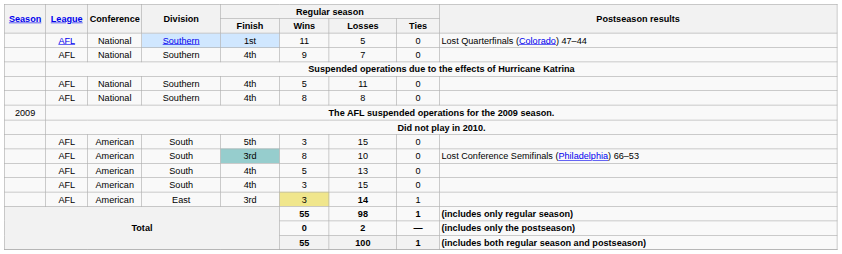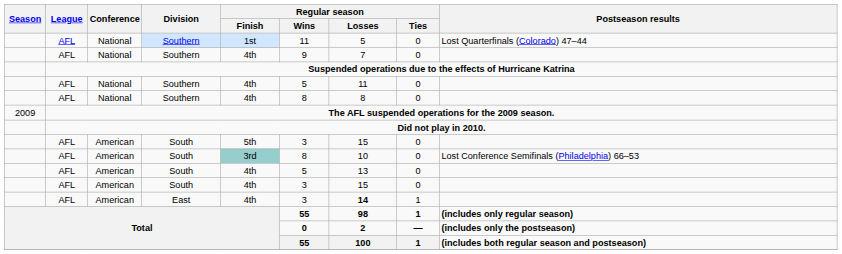(250, 199) 3rd -> (250, 199) 4th
(304, 199) khaki background -> (304, 199) no background
